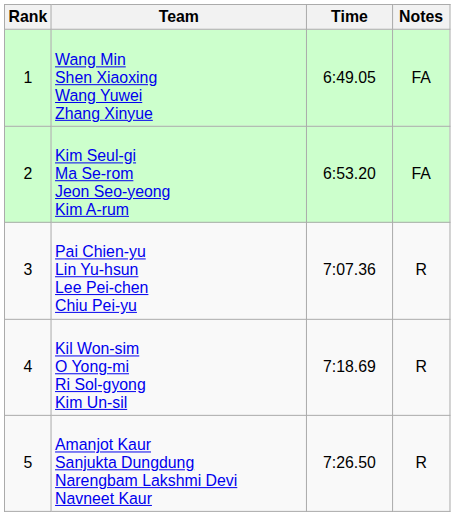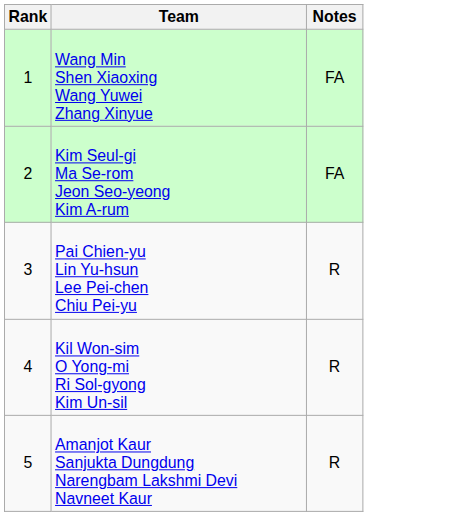- column: (349, 17)
